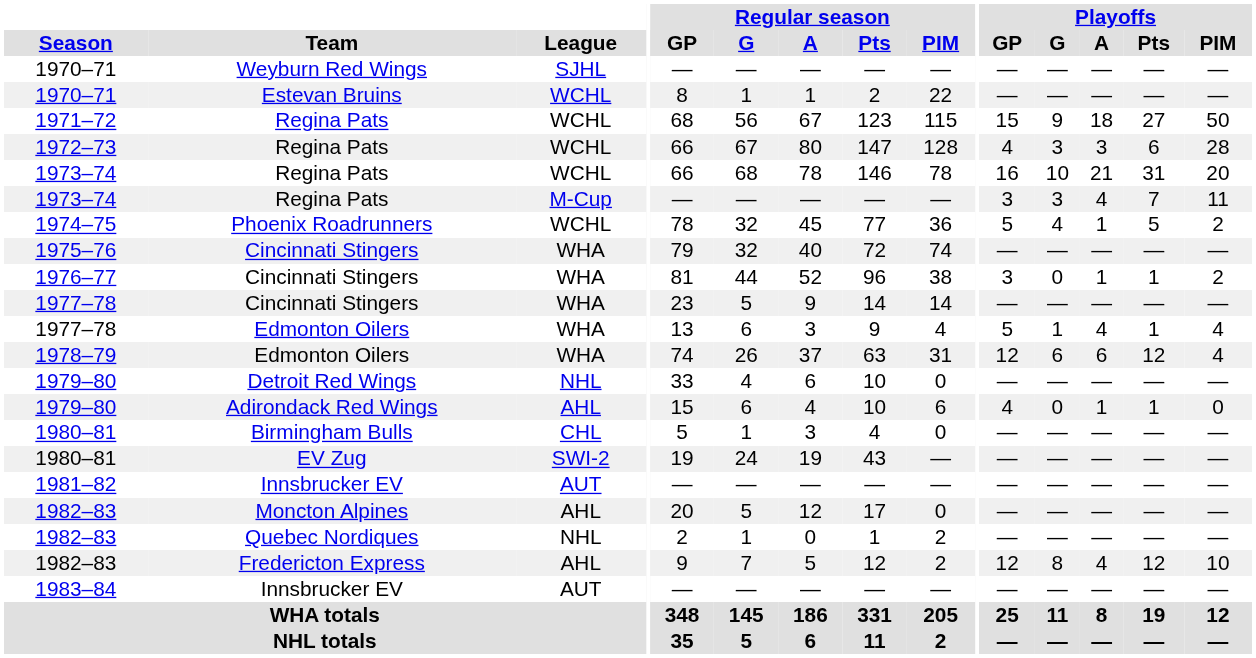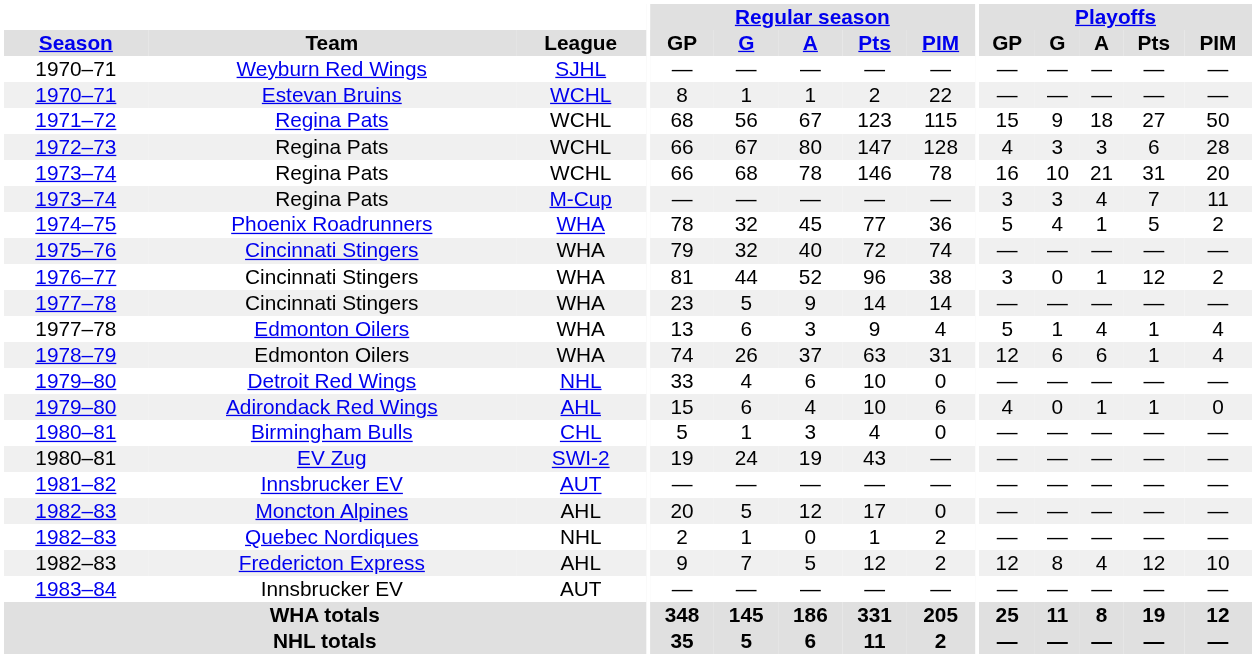(581, 224) WCHL -> (581, 224) WHA
(1154, 276) 1 -> (1154, 276) 12
(1154, 354) 12 -> (1154, 354) 1
